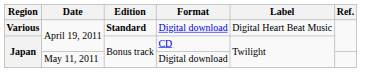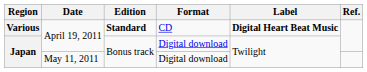(193, 28) Digital download -> (165, 28) CD
(282, 28) normal -> (285, 28) bold
(165, 43) CD -> (193, 43) Digital download
